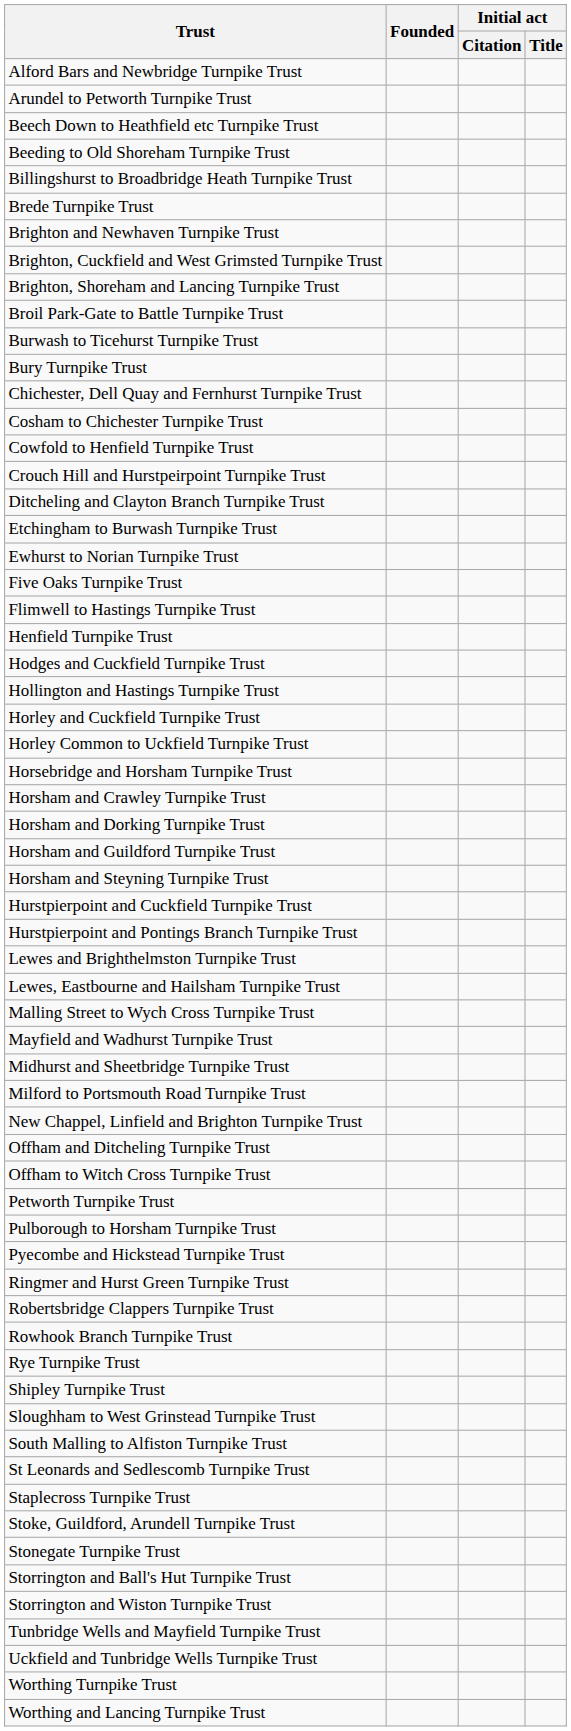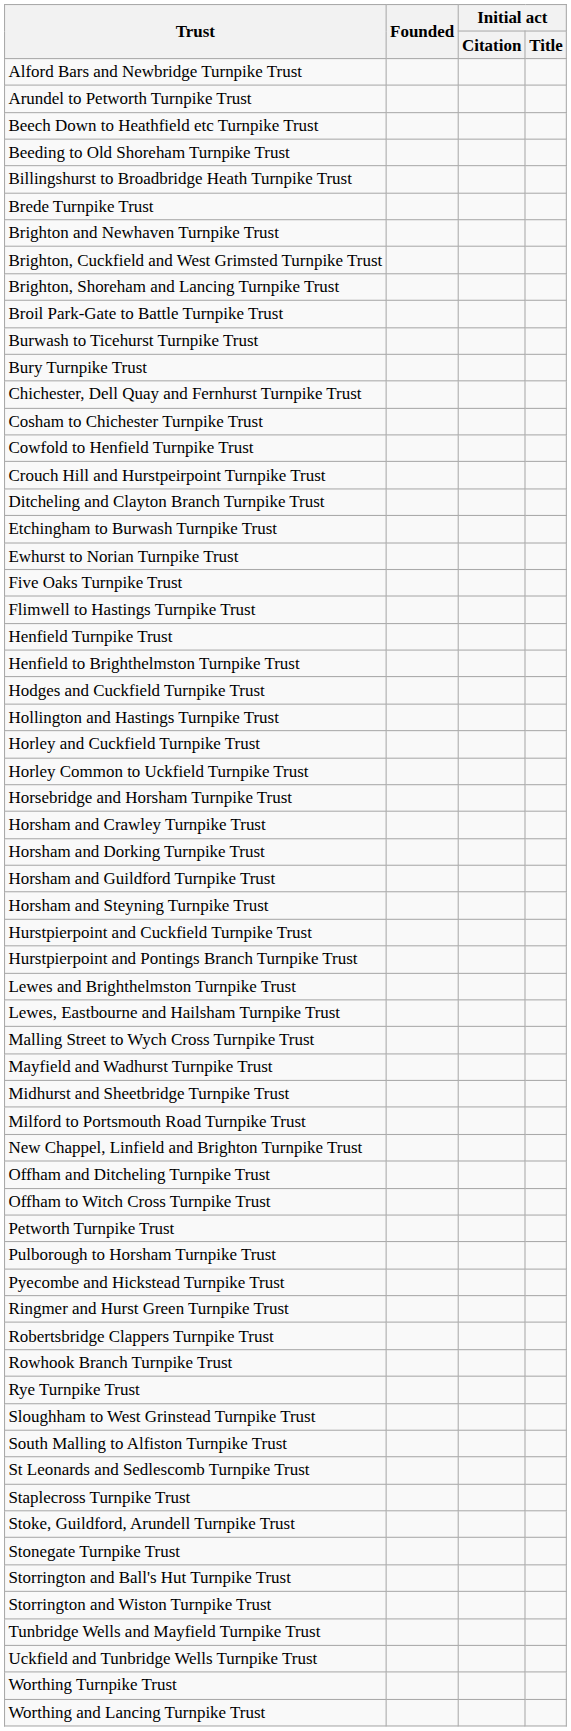+ row: (154, 663)
- row: (87, 1389)
